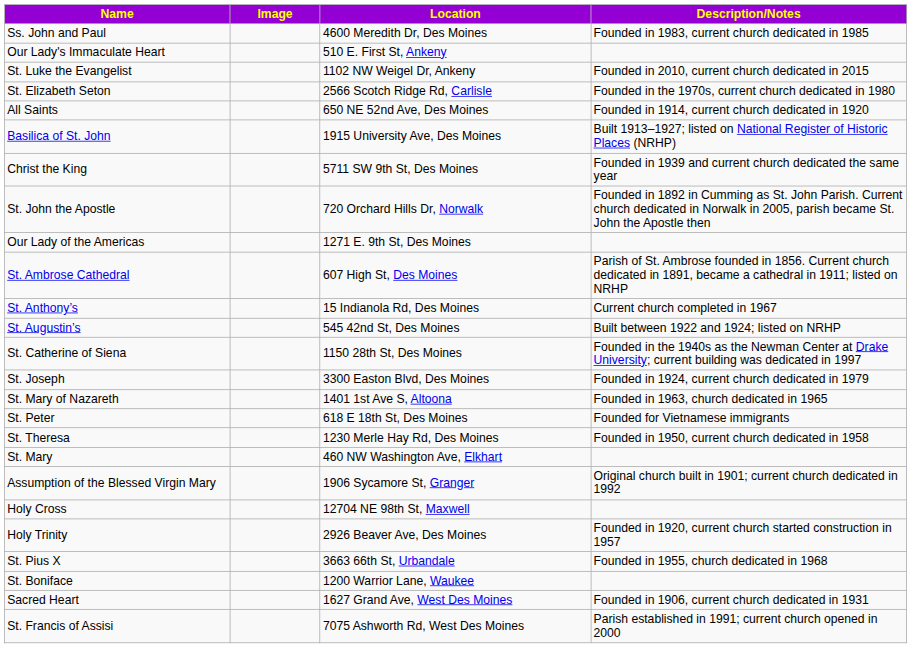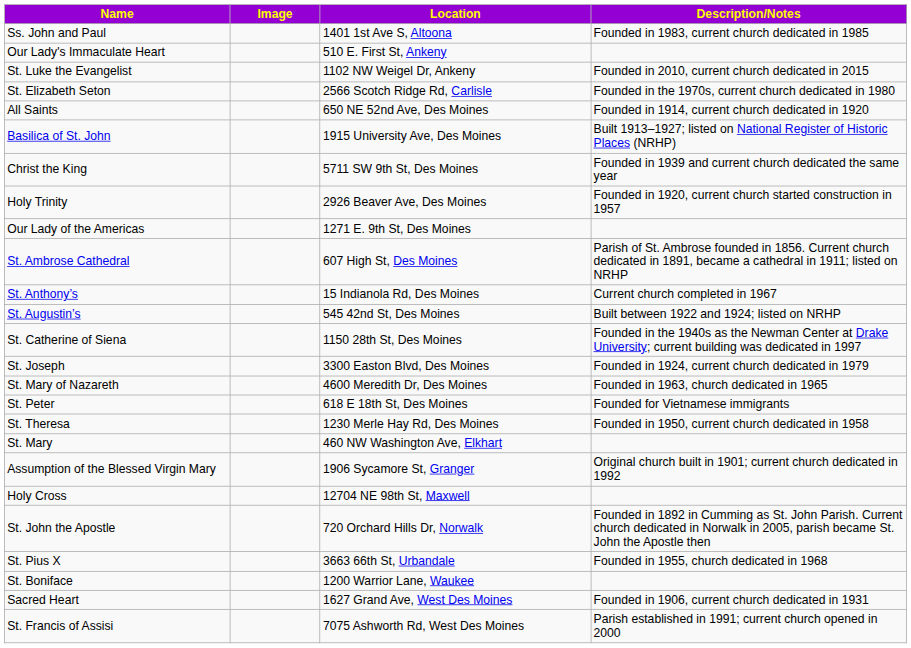(405, 33) 4600 Meredith Dr, Des Moines -> (387, 33) 1401 1st Ave S, Altoona
rows swapped: (37, 535) <-> (61, 209)
(387, 399) 1401 1st Ave S, Altoona -> (405, 385) 4600 Meredith Dr, Des Moines
